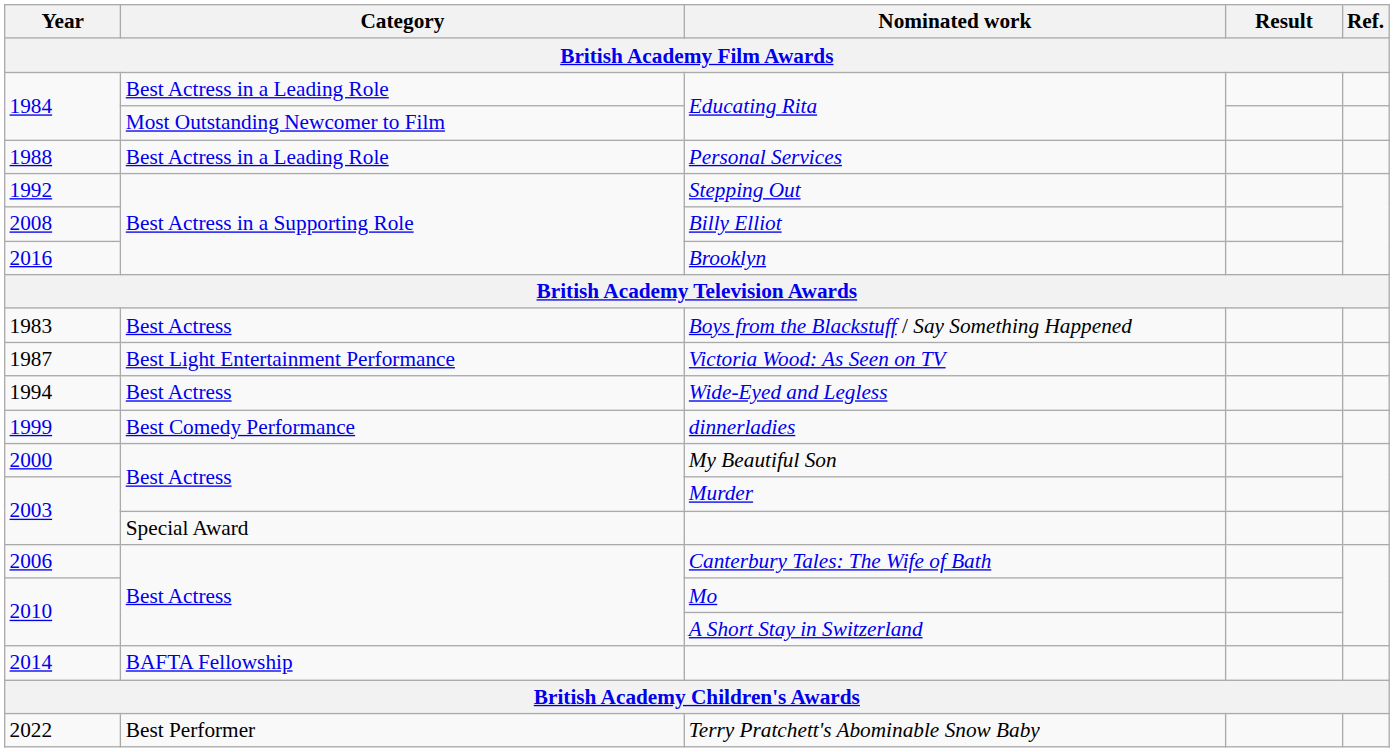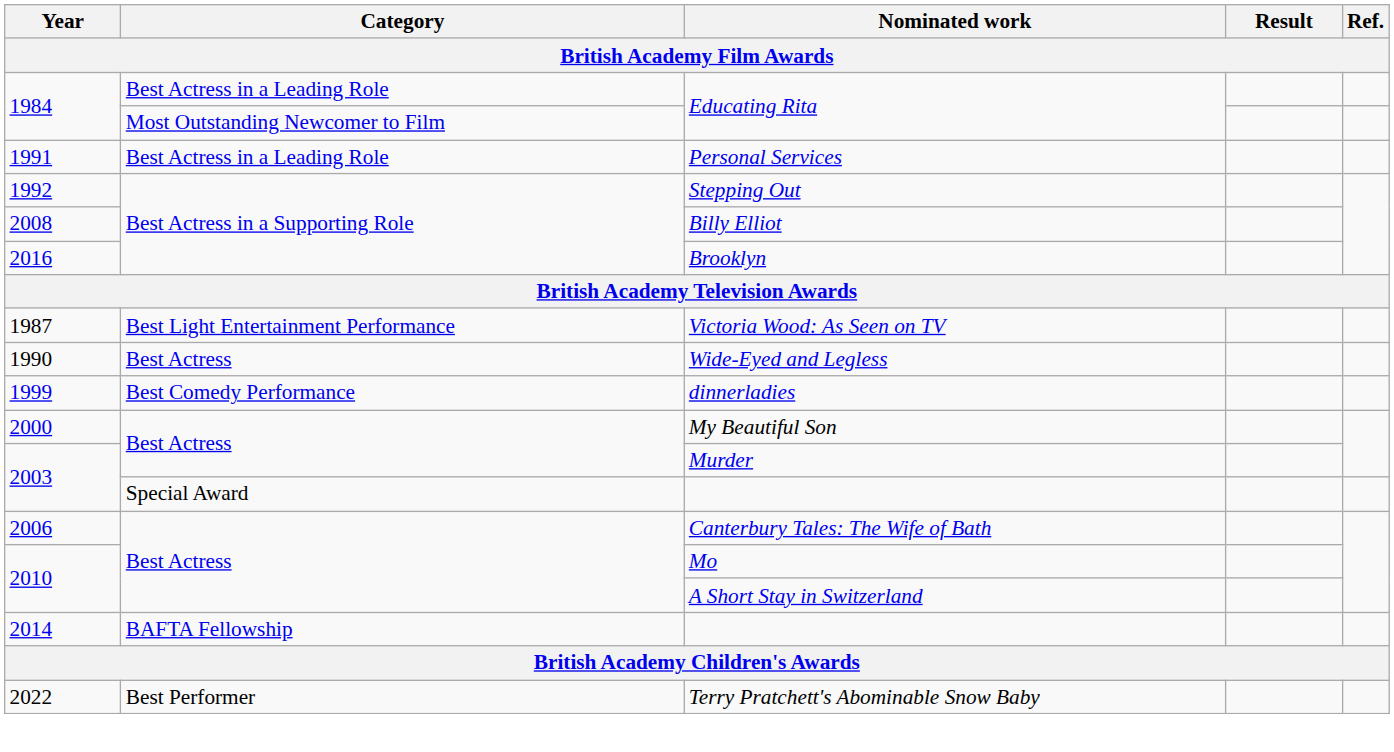(31, 156) 1988 -> (31, 156) 1991
- row: (179, 325)
(31, 392) 1994 -> (31, 358) 1990
